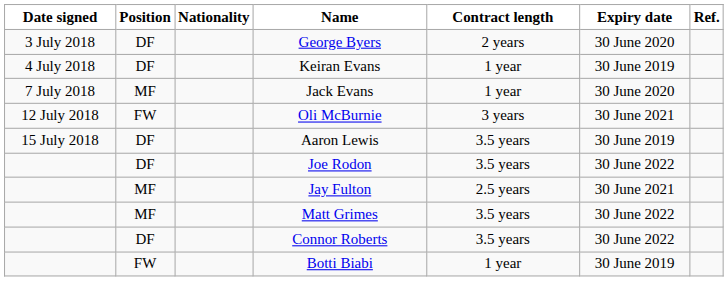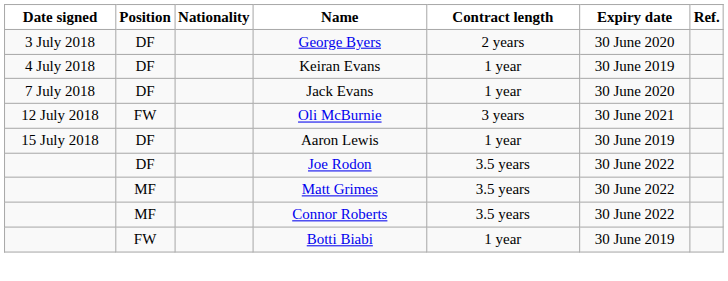(145, 91) MF -> (145, 91) DF
(503, 140) 3.5 years -> (503, 140) 1 year
- row: (340, 190)
(145, 239) DF -> (145, 214) MF
